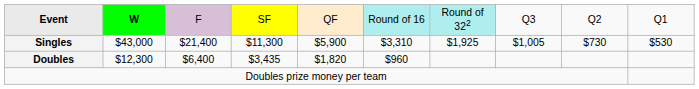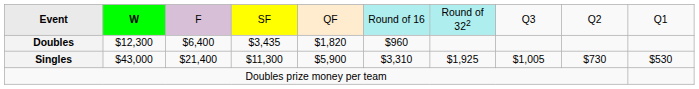rows swapped: (54, 44) <-> (54, 60)
